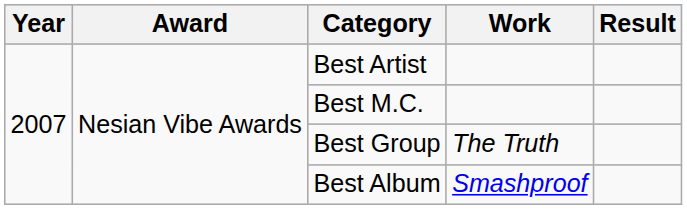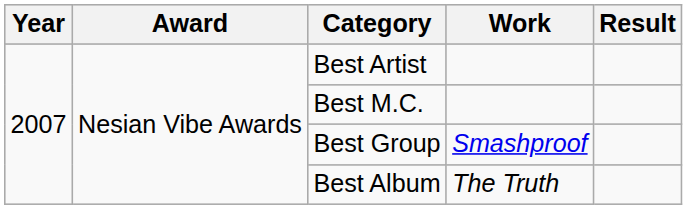(506, 143) The Truth -> (520, 143) Smashproof
(520, 183) Smashproof -> (506, 183) The Truth
